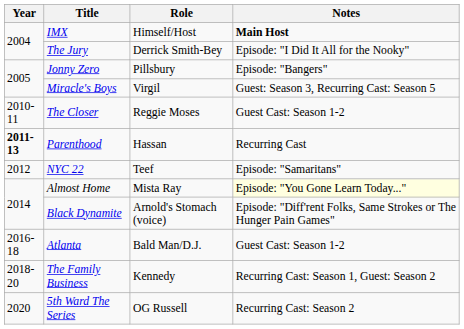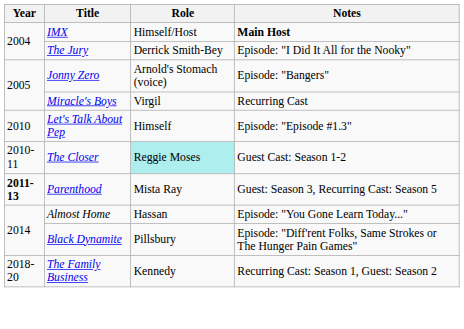(154, 69) Pillsbury -> (175, 75) Arnold's Stomach (voice)
(336, 87) Guest: Season 3, Recurring Cast: Season 5 -> (273, 100) Recurring Cast
+ row: (85, 126)
(166, 112) no background -> (167, 157) paleturquoise background
(150, 144) Hassan -> (158, 189) Mista Ray
(271, 144) Recurring Cast -> (337, 189) Guest: Season 3, Recurring Cast: Season 5
- row: (65, 169)
(157, 188) Mista Ray -> (151, 214) Hassan
(321, 188) lightyellow background -> (323, 214) no background
(175, 213) Arnold's Stomach (voice) -> (155, 239) Pillsbury
- row: (64, 244)
- row: (78, 308)
